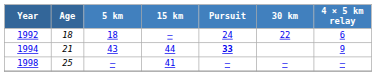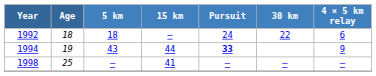(67, 50) 21 -> (67, 50) 19
